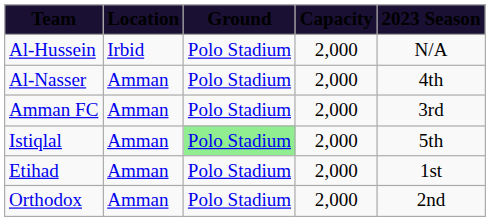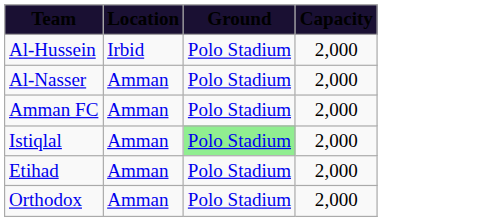- column: (431, 19)
